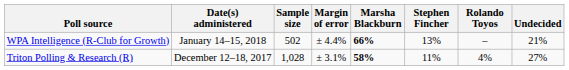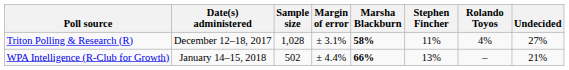rows swapped: (88, 40) <-> (70, 57)
